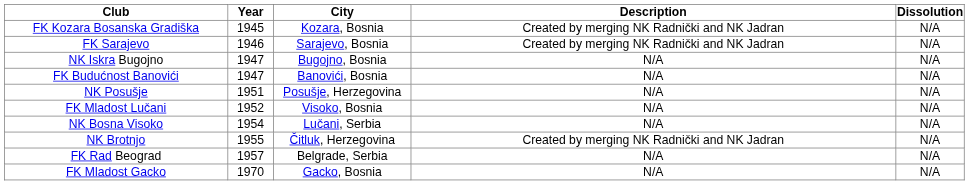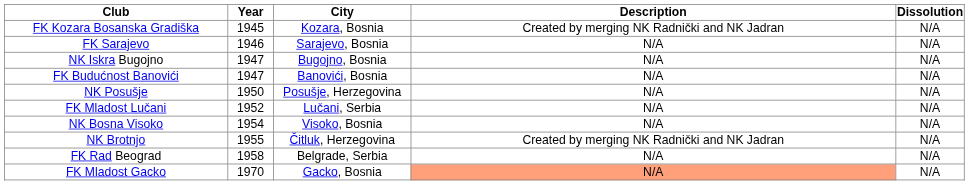(653, 44) Created by merging NK Radnički and NK Jadran -> (653, 44) N/A
(251, 92) 1951 -> (251, 92) 1950
(342, 108) Visoko, Bosnia -> (342, 108) Lučani, Serbia
(342, 124) Lučani, Serbia -> (342, 124) Visoko, Bosnia
(251, 156) 1957 -> (251, 156) 1958
(653, 172) no background -> (653, 172) lightsalmon background
